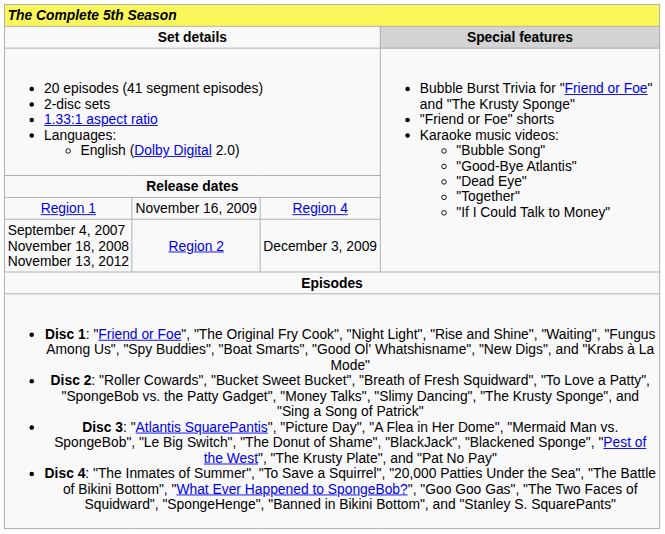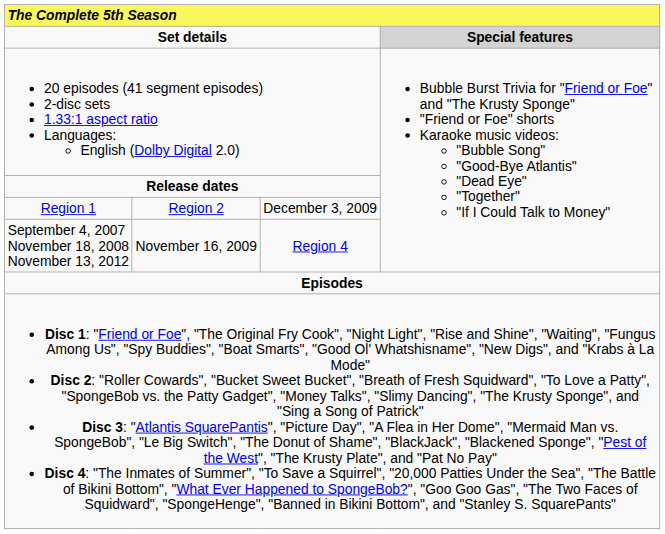(196, 208) November 16, 2009 -> (196, 208) Region 2
(320, 208) Region 4 -> (320, 208) December 3, 2009
(196, 246) Region 2 -> (196, 246) November 16, 2009
(320, 246) December 3, 2009 -> (320, 246) Region 4
